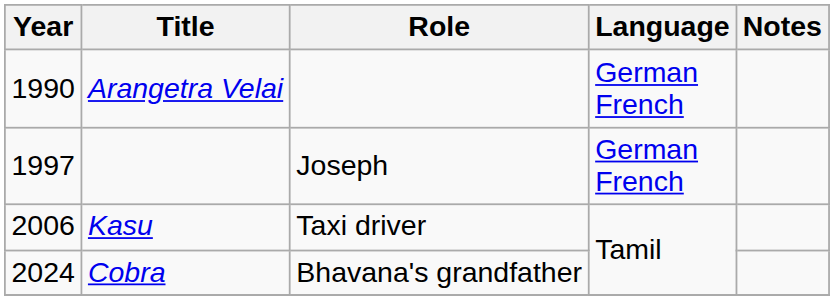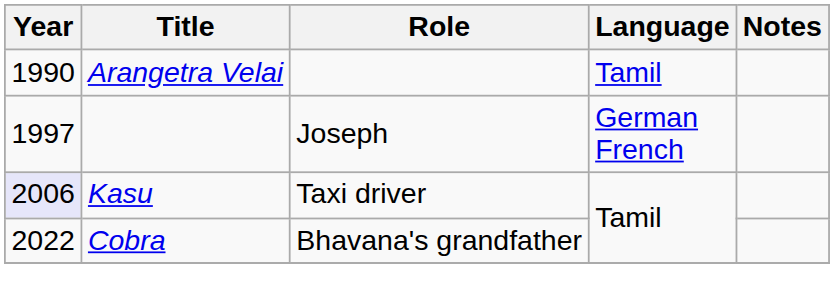(647, 88) German French -> (628, 72) Tamil
(43, 226) no background -> (43, 194) lavender background
(43, 271) 2024 -> (43, 239) 2022
